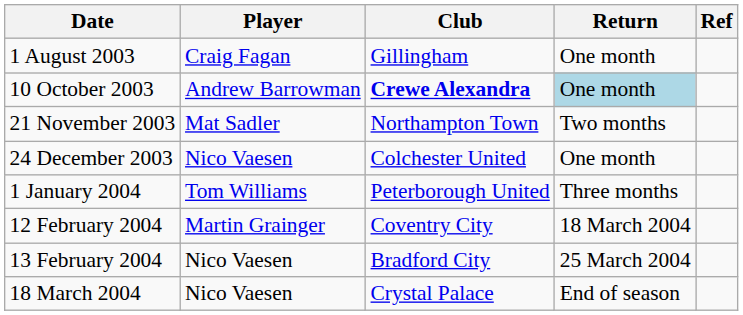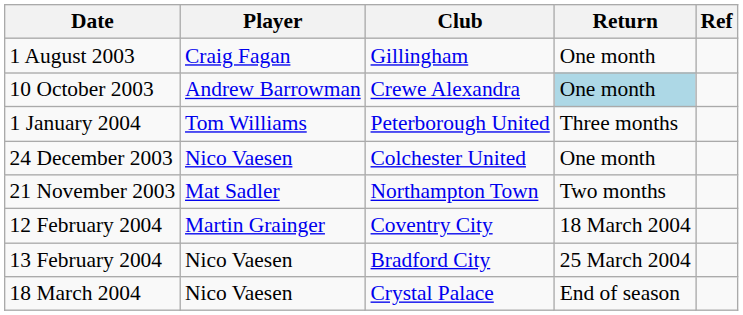(450, 89) bold -> (445, 89) normal
rows swapped: (92, 123) <-> (75, 191)
